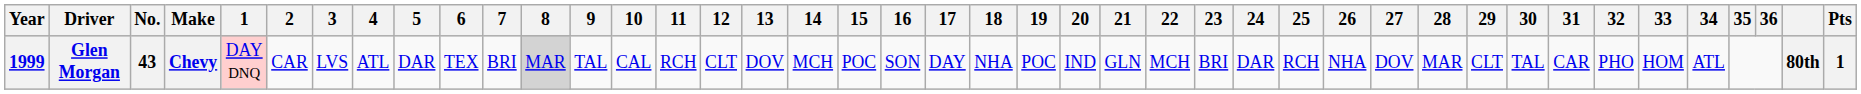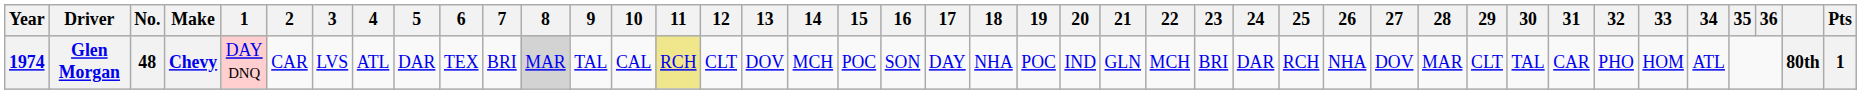(27, 61) 1999 -> (27, 61) 1974
(147, 61) 43 -> (147, 61) 48
(678, 61) no background -> (678, 61) khaki background
